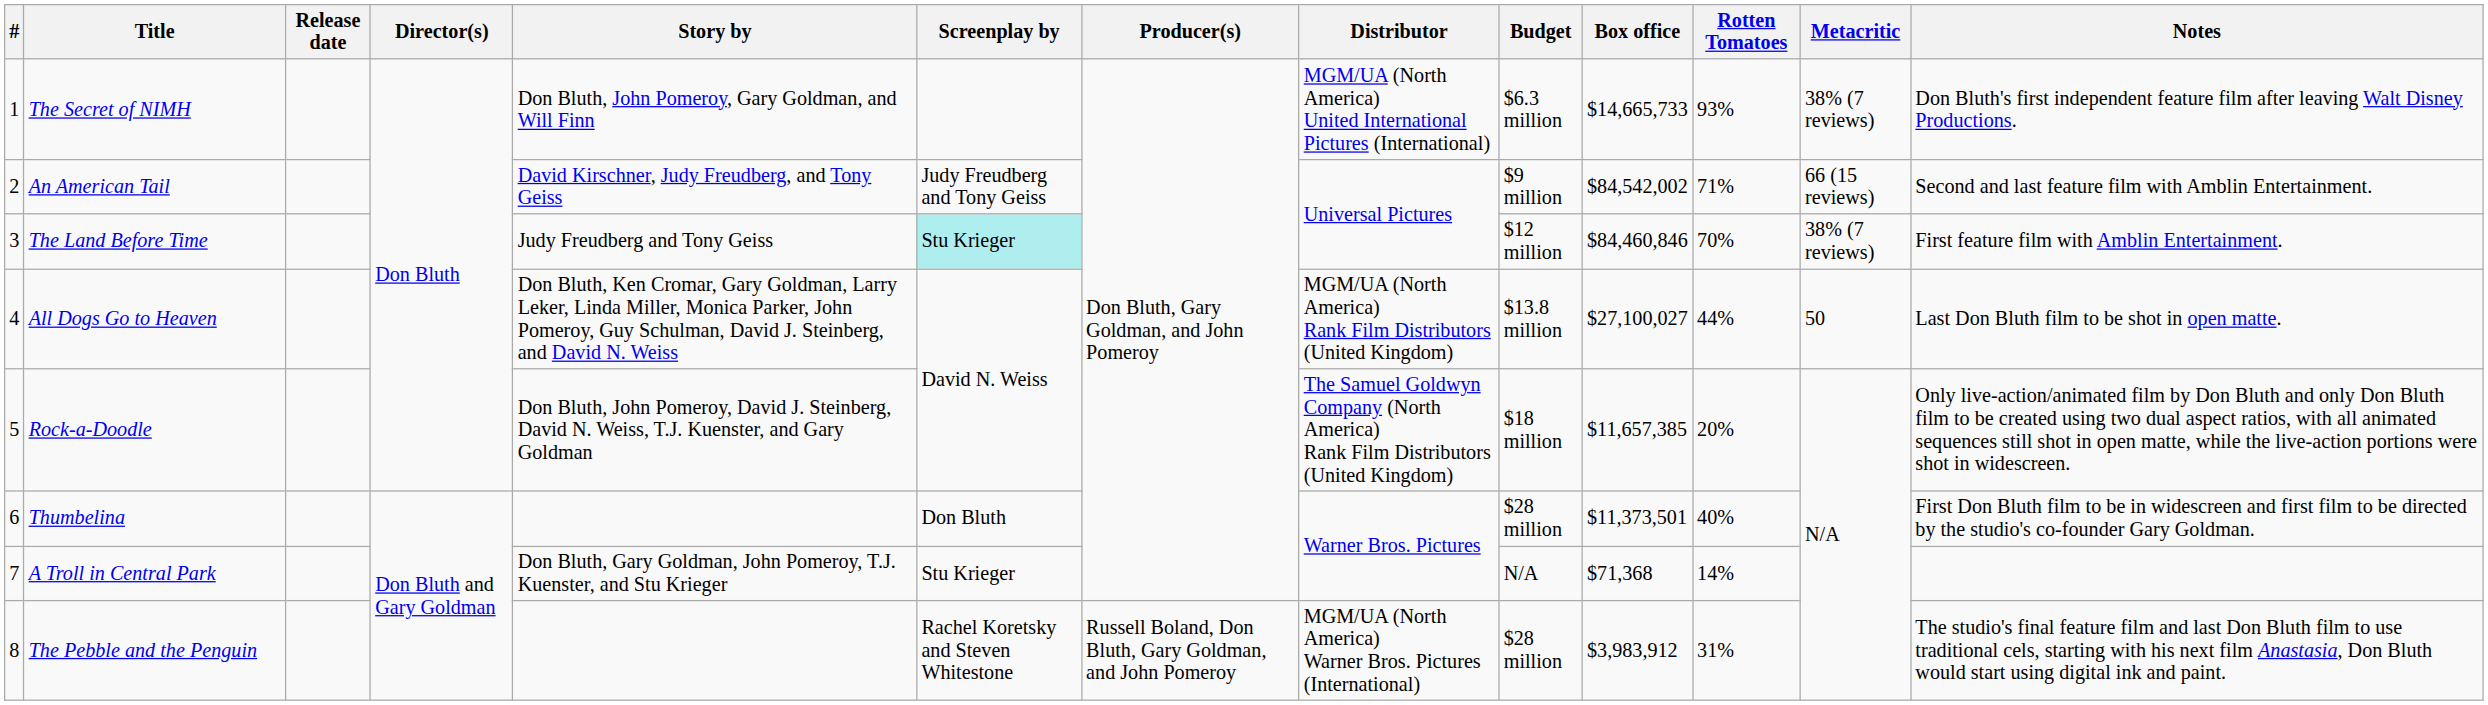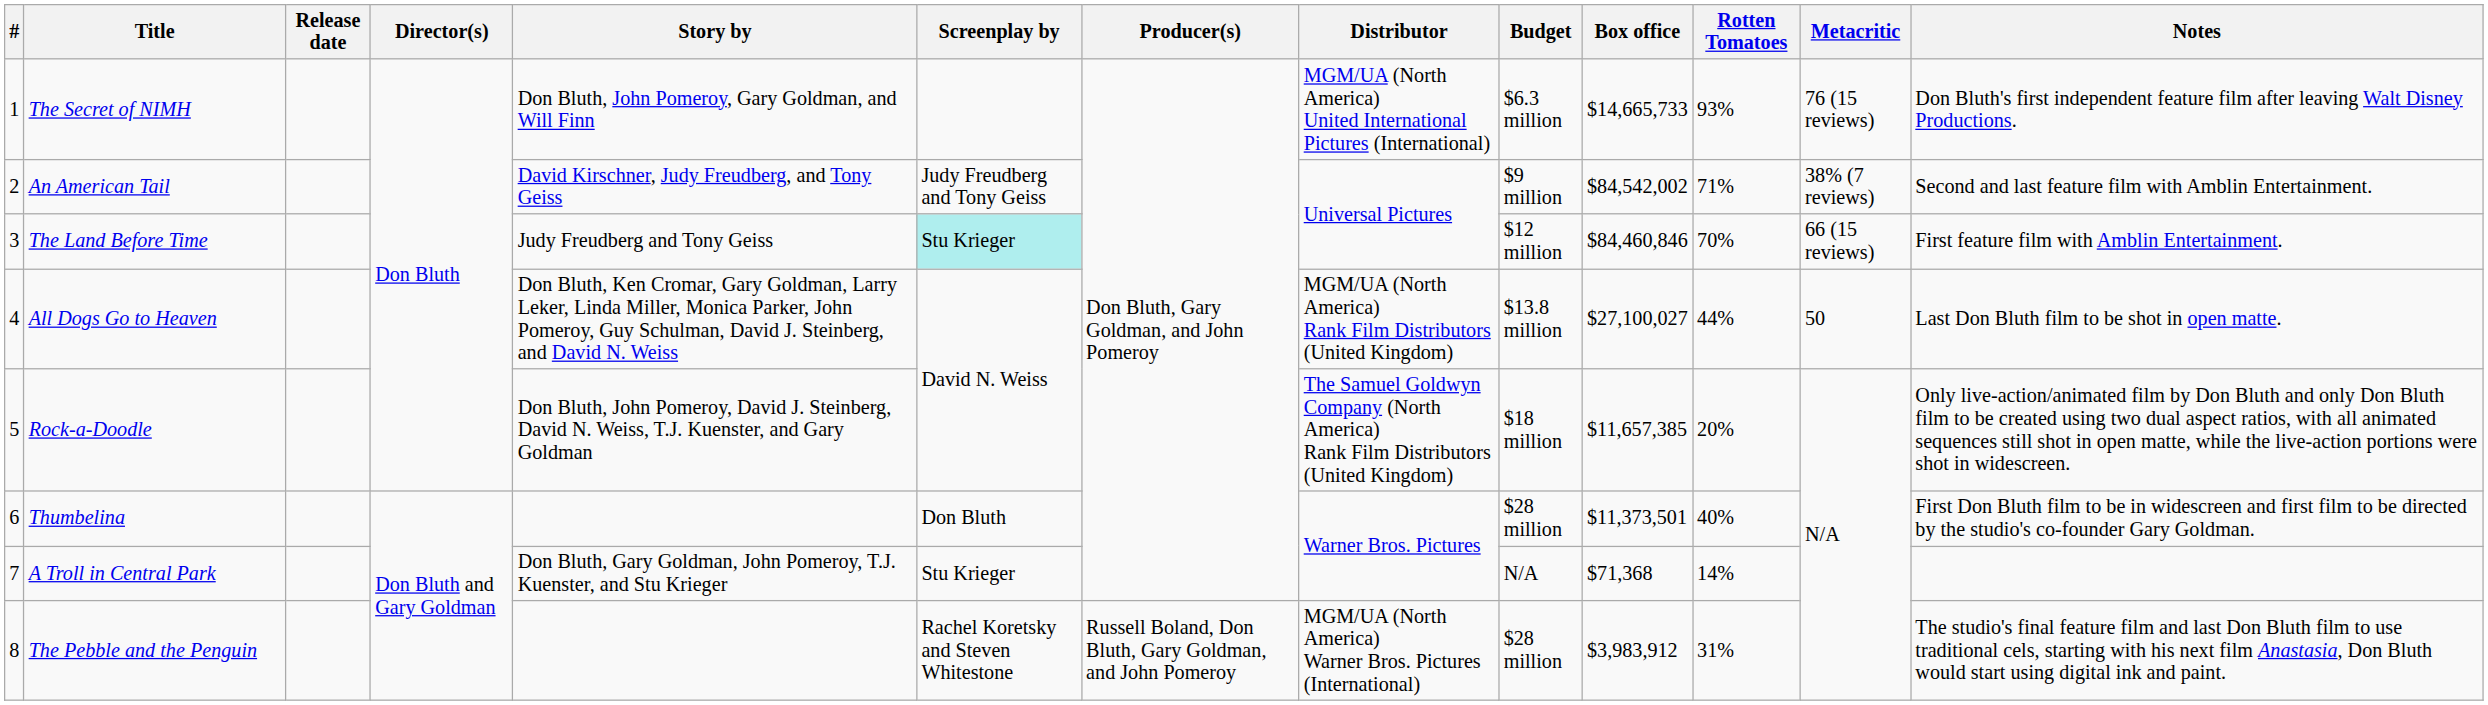(1840, 109) 38% (7 reviews) -> (1840, 109) 76 (15 reviews)
(1840, 186) 66 (15 reviews) -> (1840, 186) 38% (7 reviews)
(1840, 241) 38% (7 reviews) -> (1840, 241) 66 (15 reviews)
